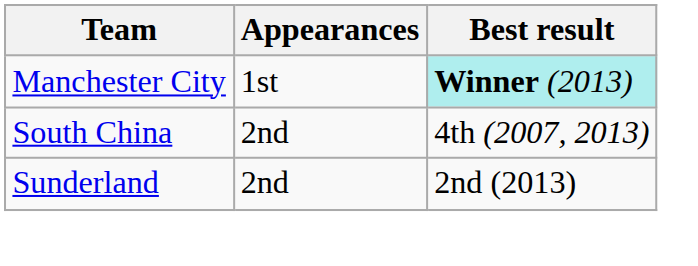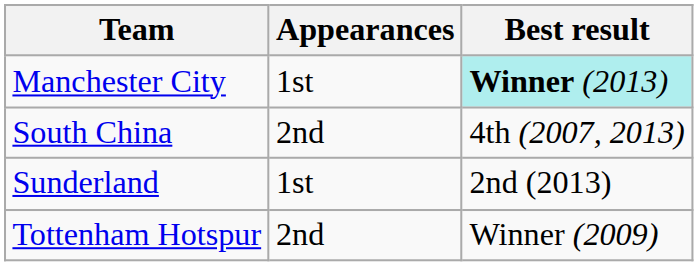(265, 183) 2nd -> (295, 183) 1st
+ row: (137, 234)
